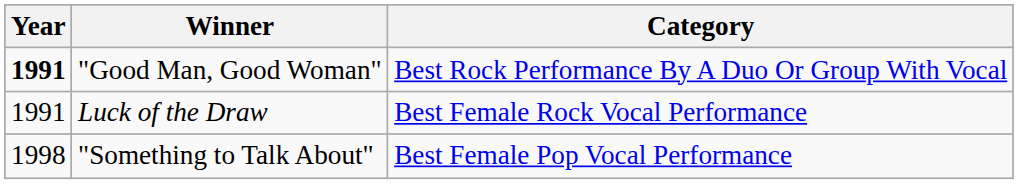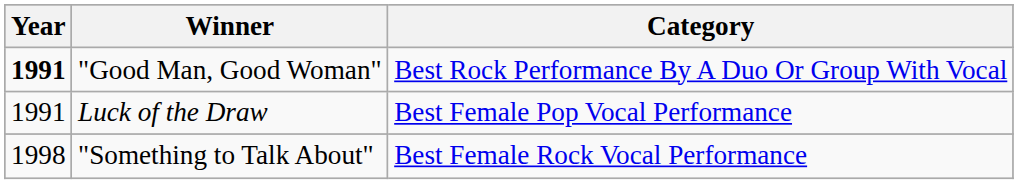(601, 112) Best Female Rock Vocal Performance -> (593, 112) Best Female Pop Vocal Performance
(593, 155) Best Female Pop Vocal Performance -> (601, 155) Best Female Rock Vocal Performance
